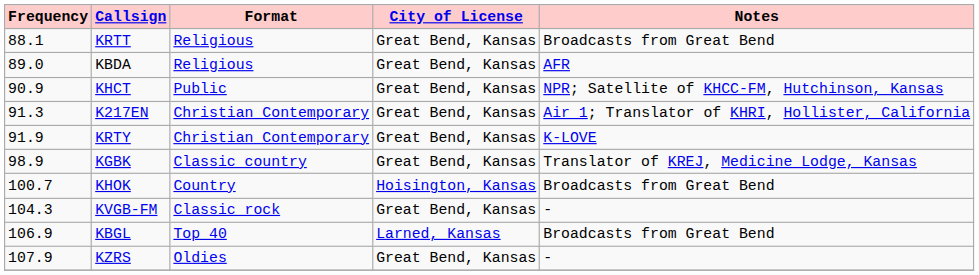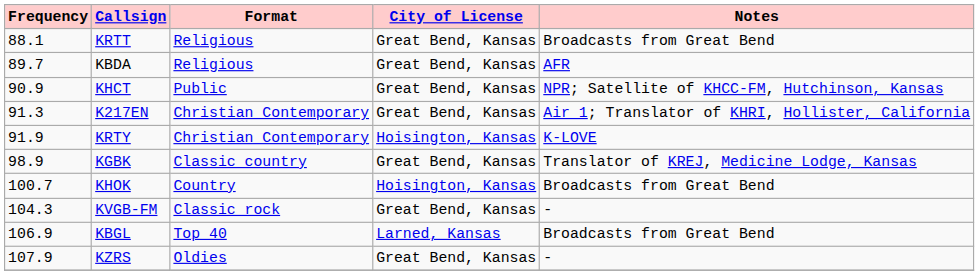(26, 65) 89.0 -> (26, 65) 89.7
(456, 137) Great Bend, Kansas -> (456, 137) Hoisington, Kansas
